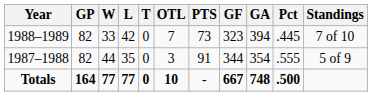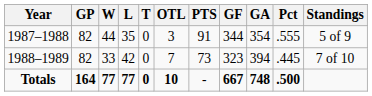rows swapped: (38, 58) <-> (38, 36)
